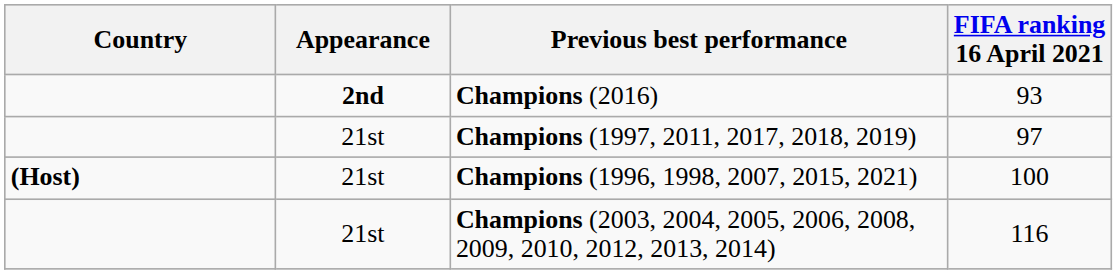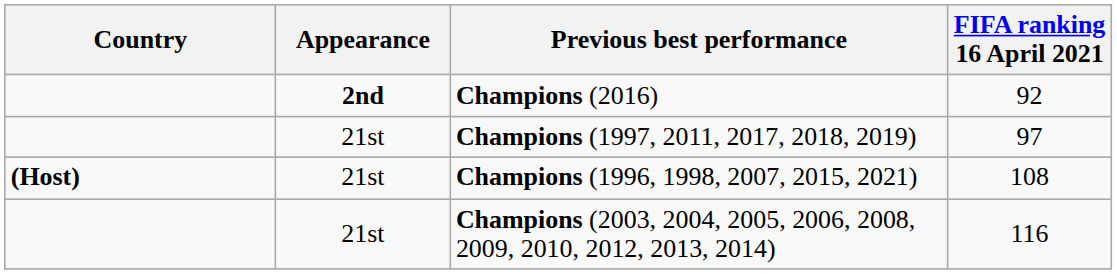(1030, 95) 93 -> (1030, 95) 92
(1030, 177) 100 -> (1030, 177) 108
